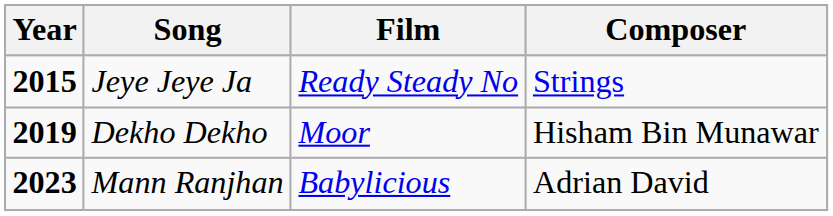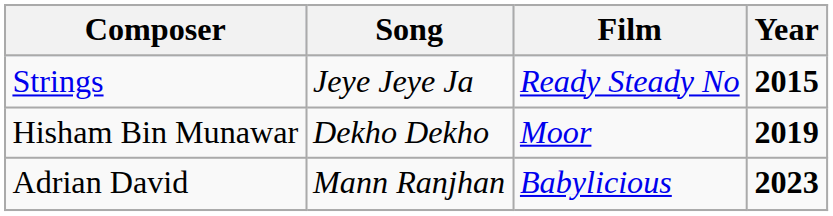columns swapped: (45, 30) <-> (676, 30)
